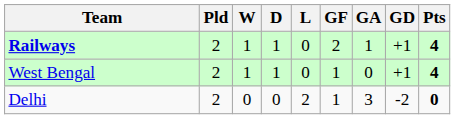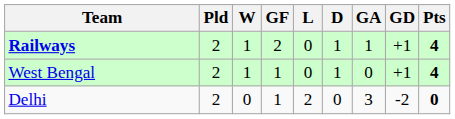columns swapped: (276, 18) <-> (336, 18)
